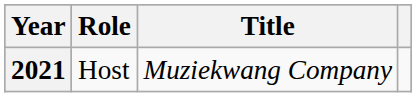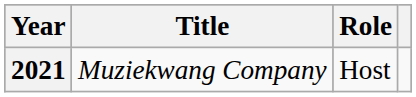columns swapped: (268, 26) <-> (104, 26)
